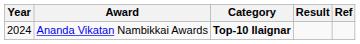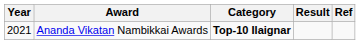(19, 30) 2024 -> (19, 30) 2021
